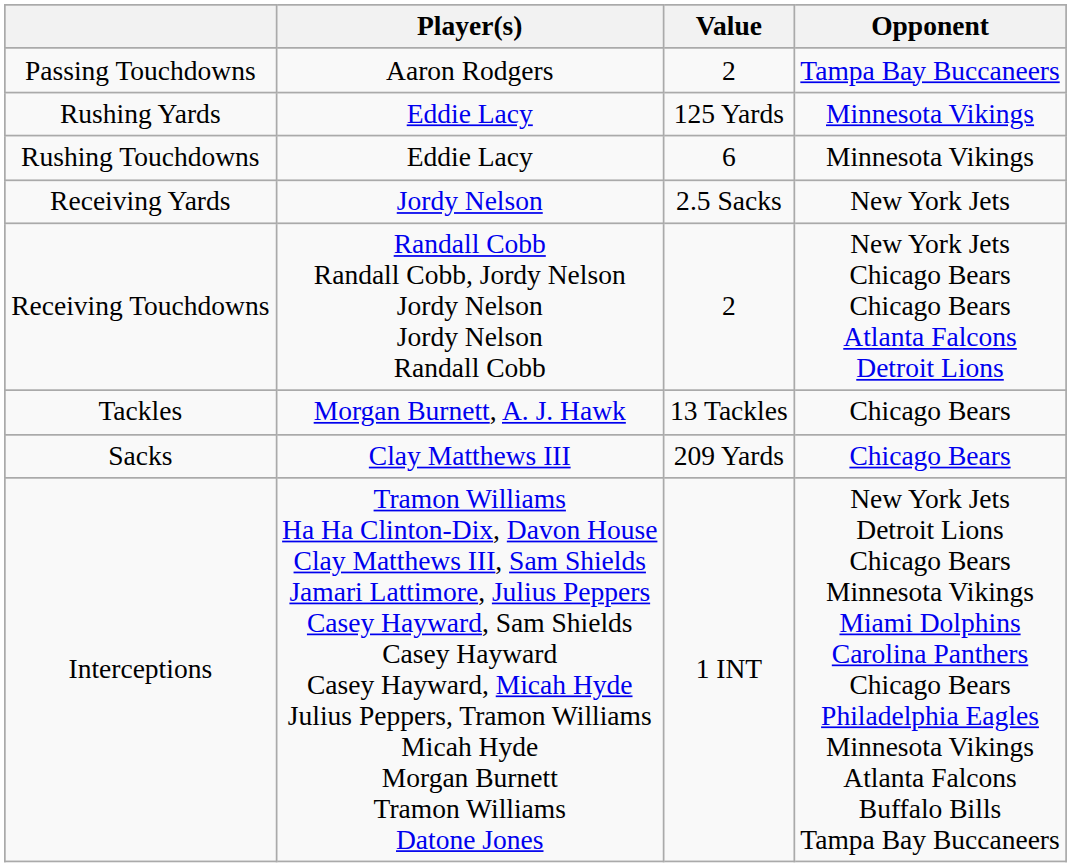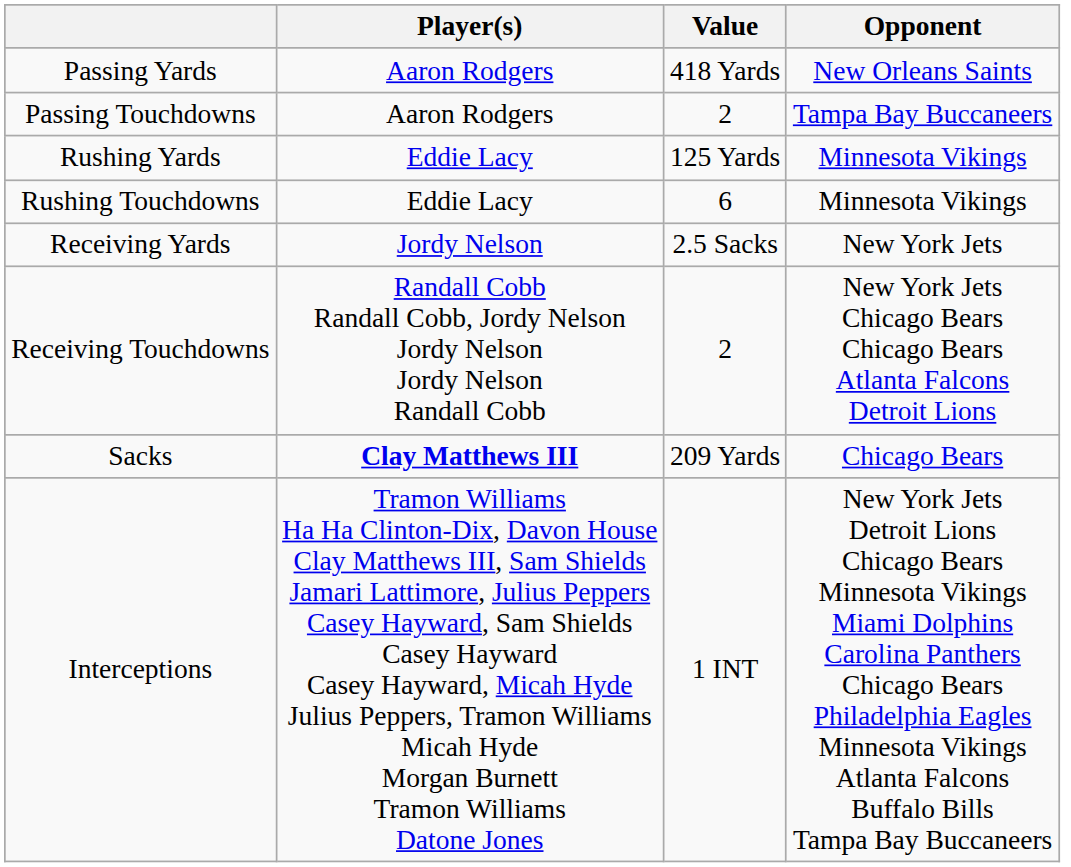+ row: (140, 69)
- row: (140, 412)
(470, 455) normal -> (470, 455) bold
